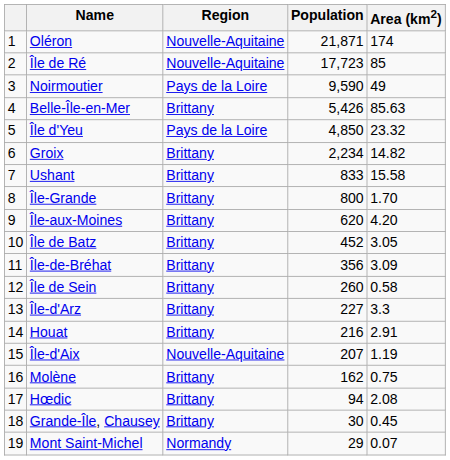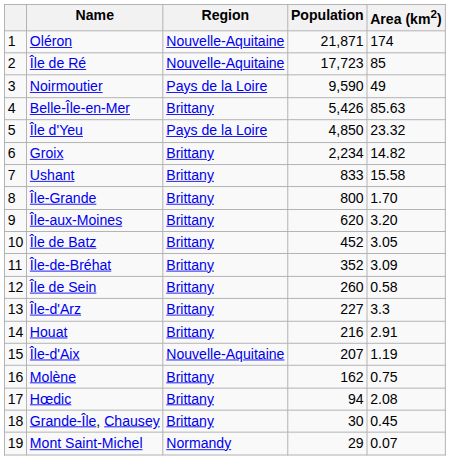(384, 220) 4.20 -> (384, 220) 3.20
(352, 265) 356 -> (352, 265) 352
